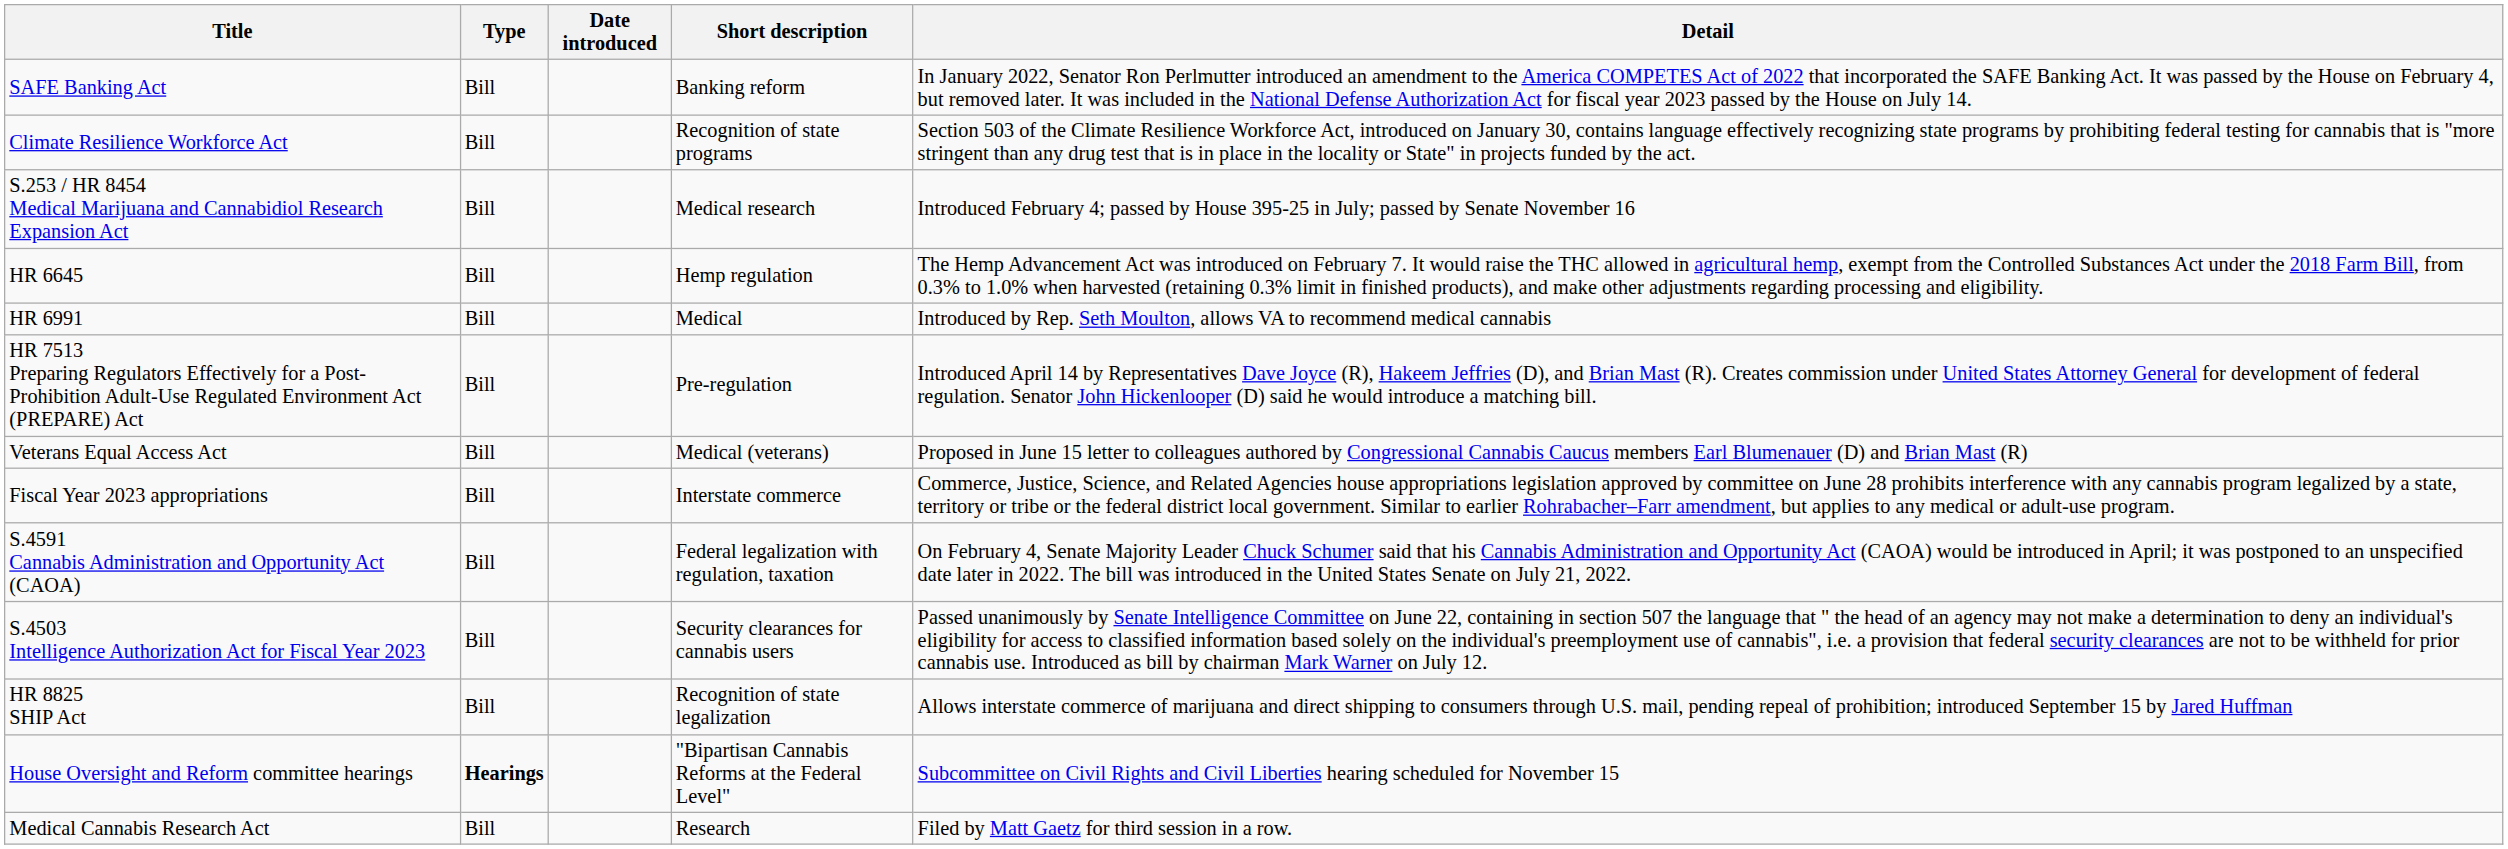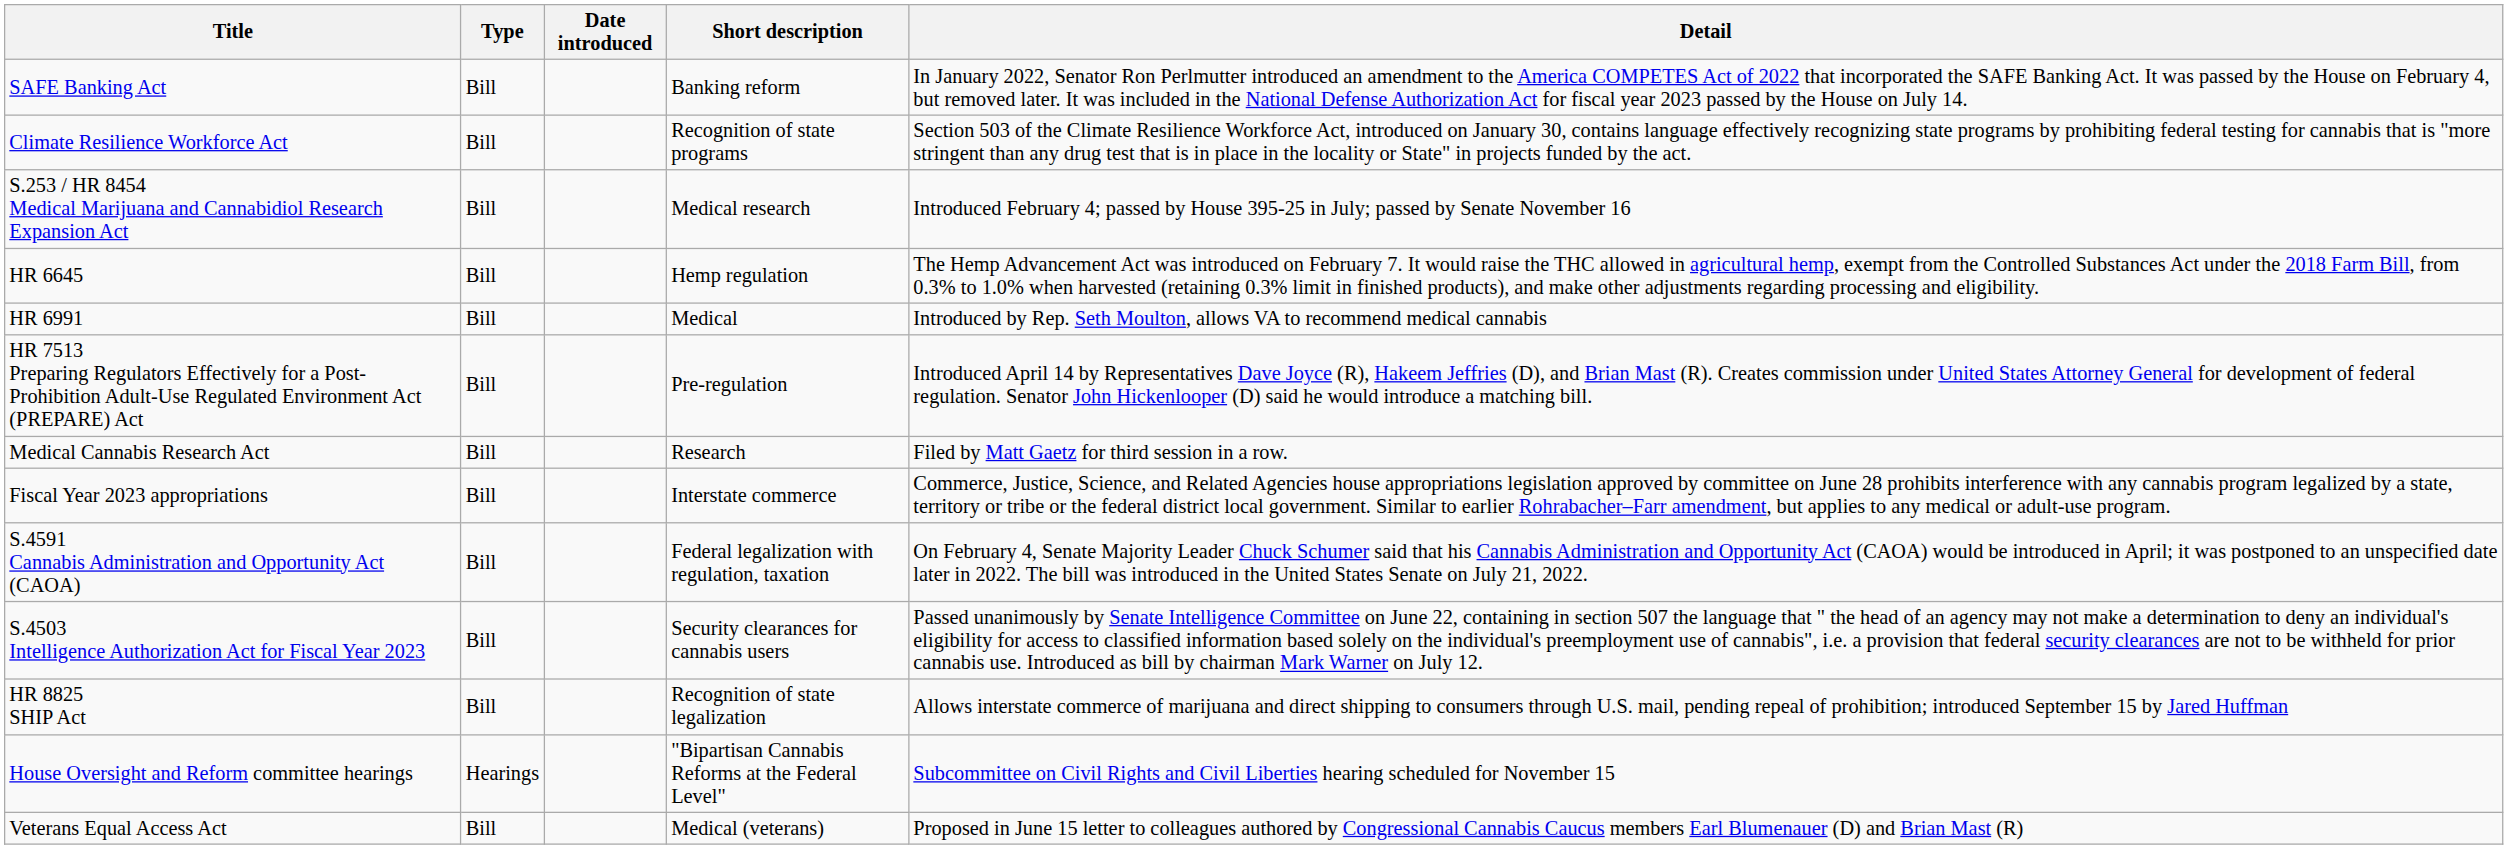rows swapped: (118, 451) <-> (139, 828)
(504, 773) bold -> (502, 773) normal
